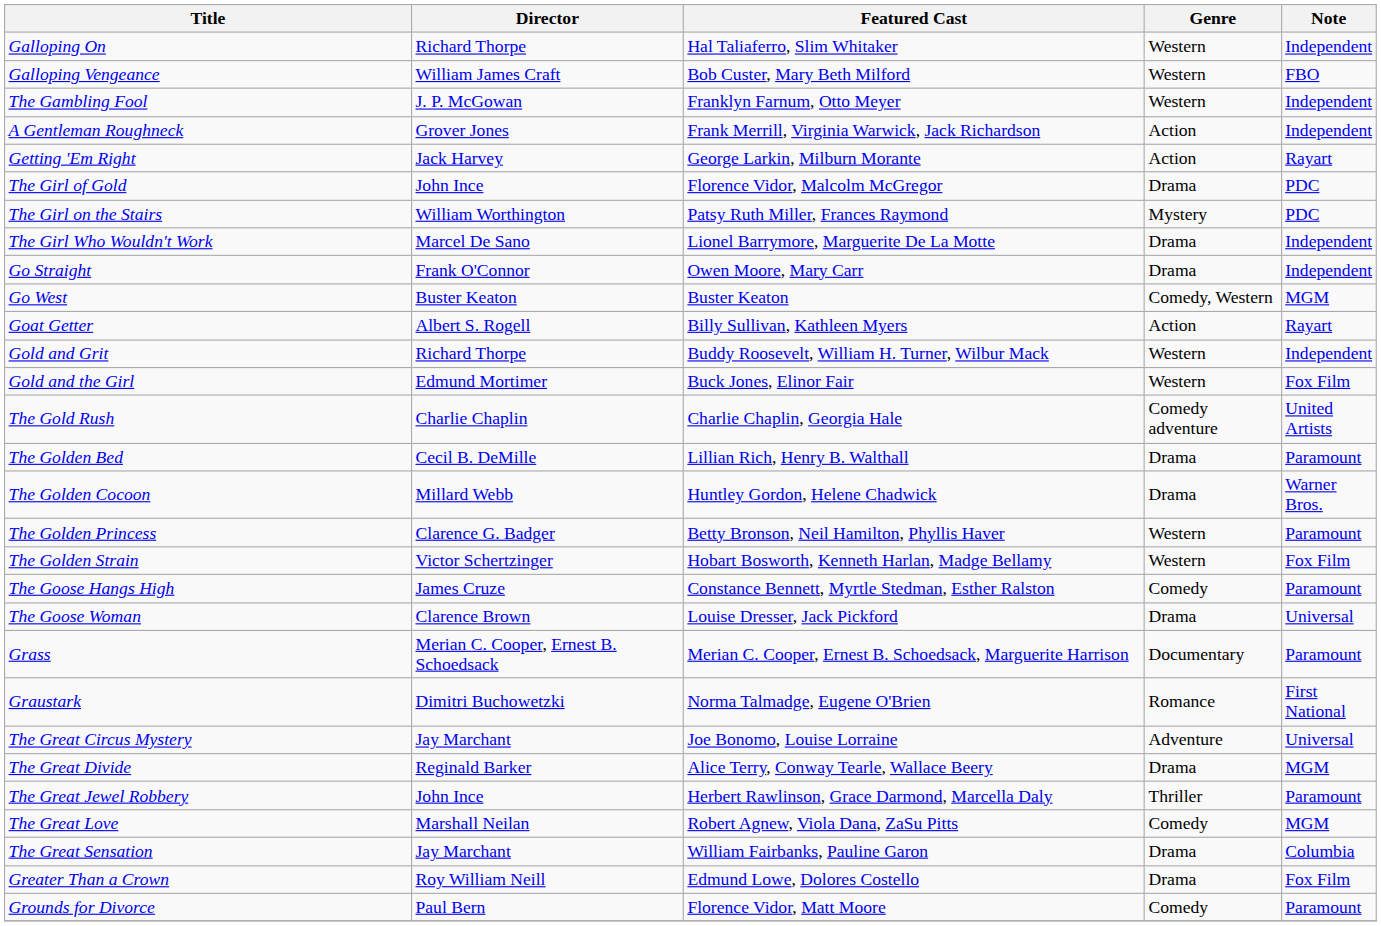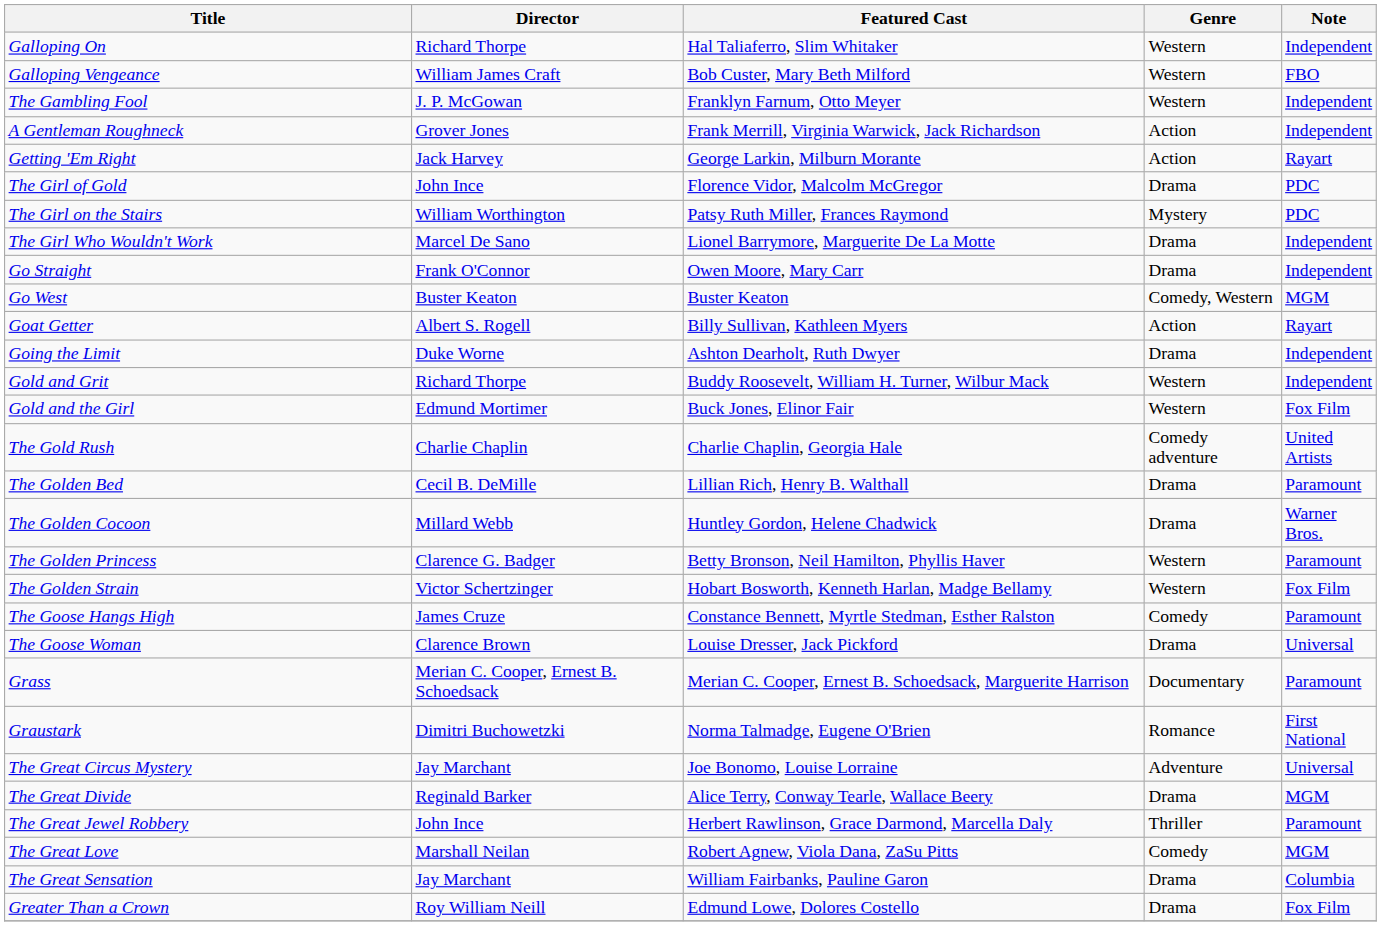+ row: (64, 353)
- row: (82, 907)
